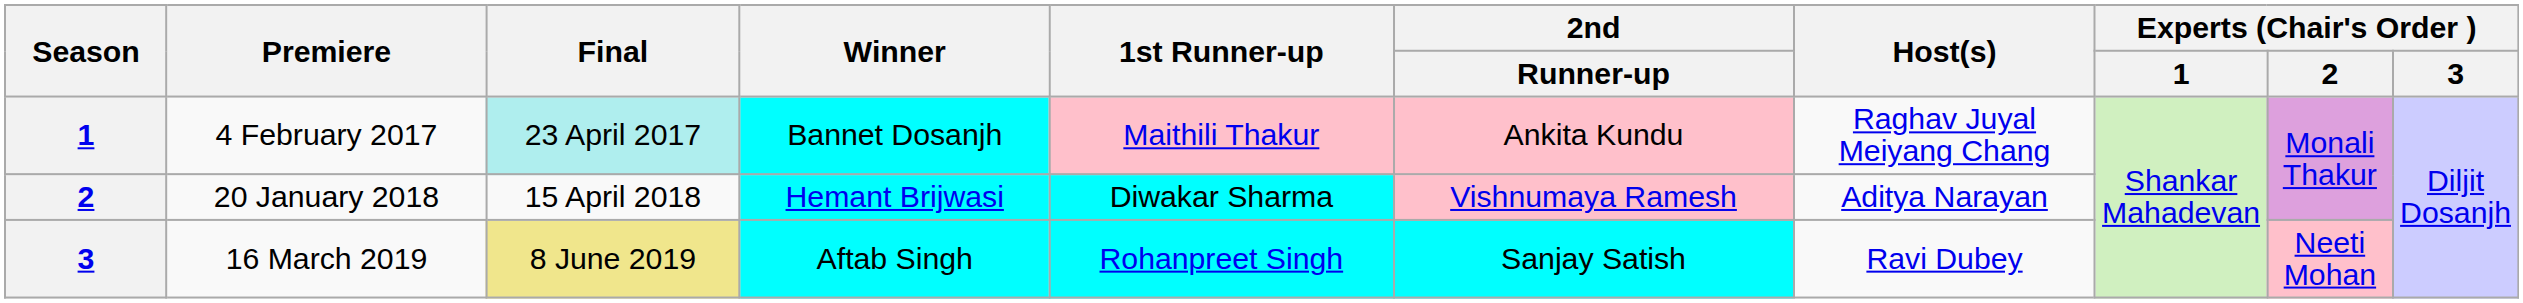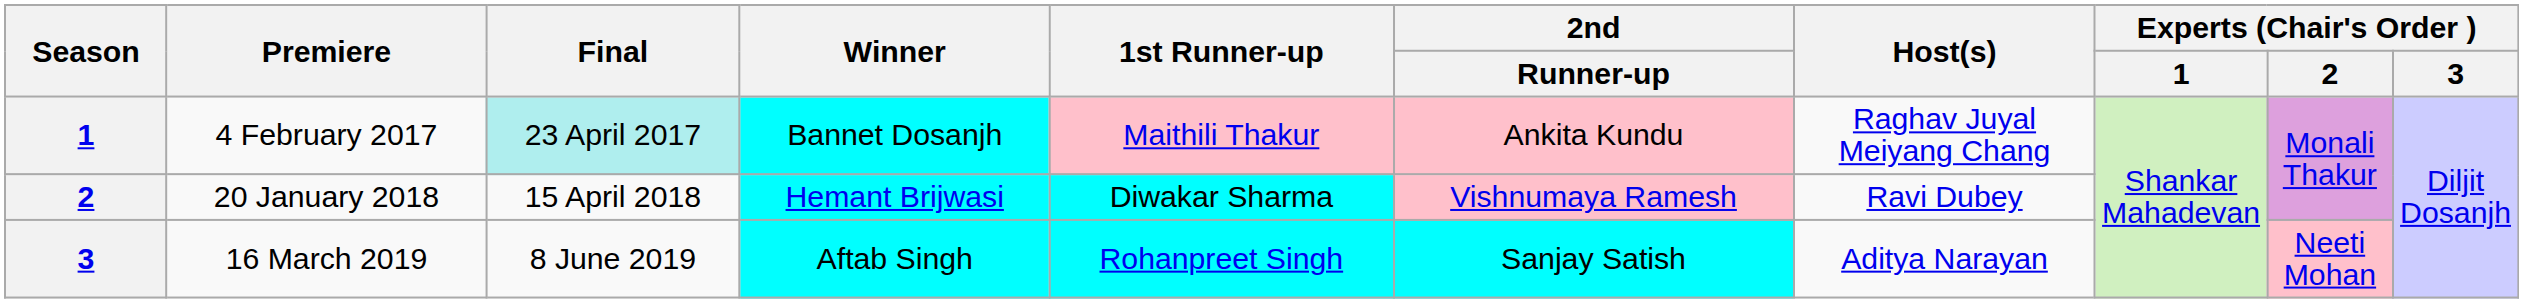(1944, 197) Aditya Narayan -> (1945, 197) Ravi Dubey
(613, 258) khaki background -> (613, 258) no background
(1945, 258) Ravi Dubey -> (1944, 258) Aditya Narayan
